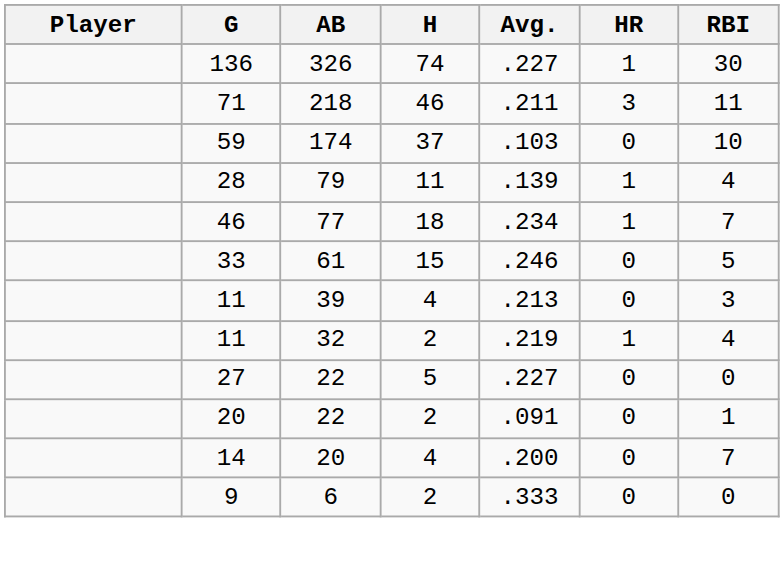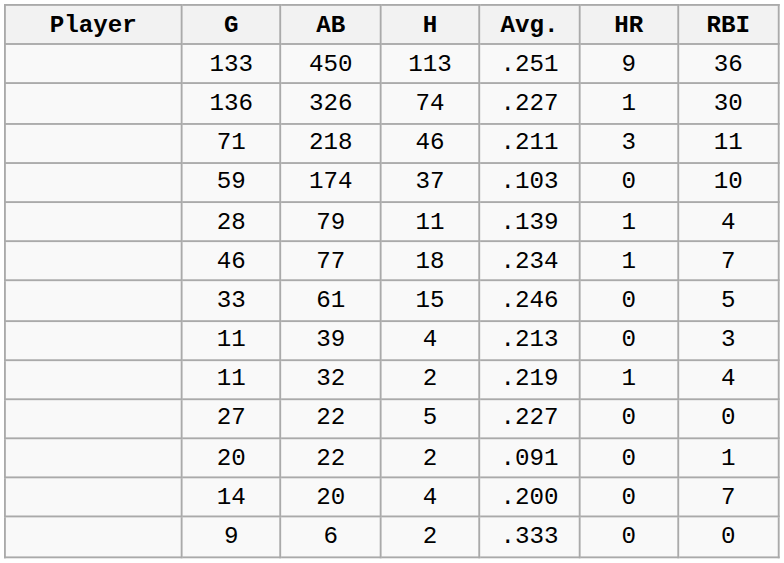+ row: (231, 64)
